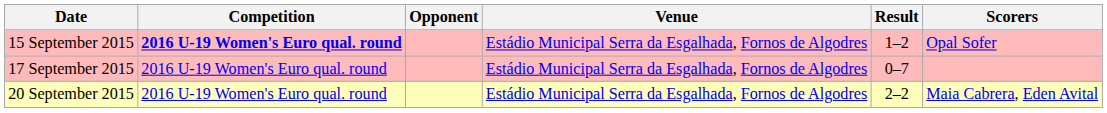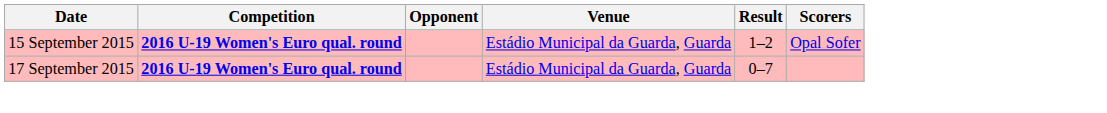(677, 42) Estádio Municipal Serra da Esgalhada, Fornos de Algodres -> (609, 42) Estádio Municipal da Guarda, Guarda
(264, 68) normal -> (272, 68) bold
(677, 68) Estádio Municipal Serra da Esgalhada, Fornos de Algodres -> (609, 68) Estádio Municipal da Guarda, Guarda
- row: (71, 94)
